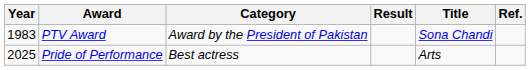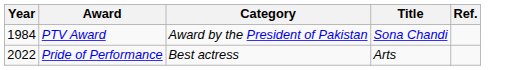- column: (393, 14)
(22, 34) 1983 -> (22, 34) 1984
(22, 55) 2025 -> (22, 55) 2022
